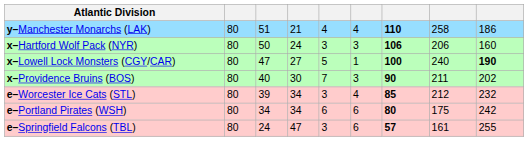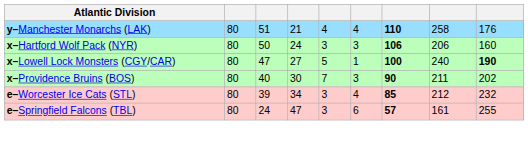(487, 29) 186 -> (487, 29) 176
- row: (67, 111)
